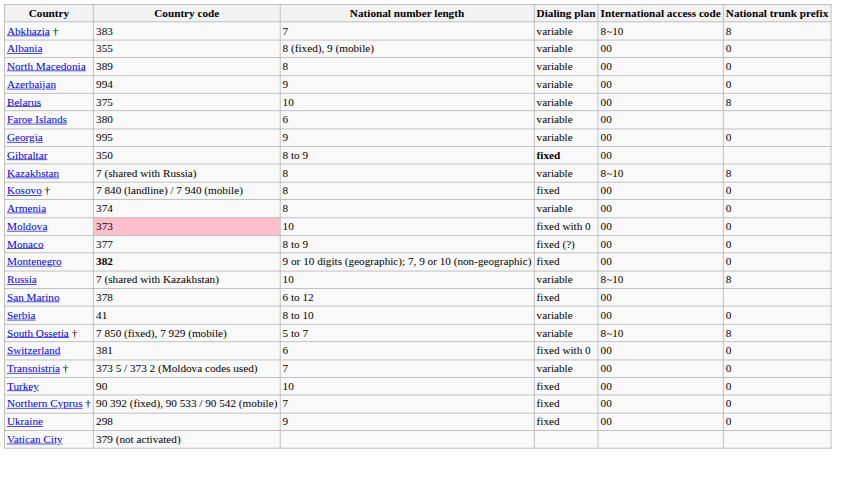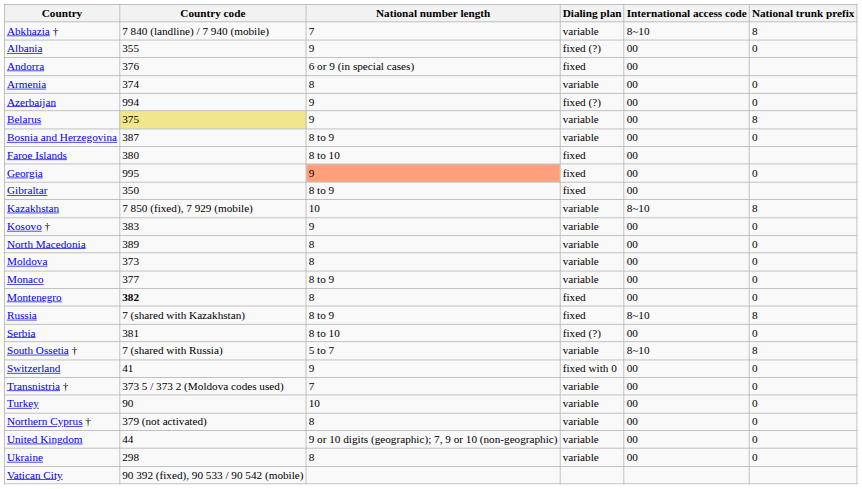(104, 31) 383 -> (196, 31) 7 840 (landline) / 7 940 (mobile)
(328, 48) 8 (fixed), 9 (mobile) -> (312, 48) 9
(555, 48) variable -> (582, 48) fixed (?)
+ row: (26, 66)
rows swapped: (27, 208) <-> (46, 66)
(555, 84) variable -> (582, 102) fixed (?)
(104, 102) no background -> (131, 119) khaki background
(288, 102) 10 -> (312, 119) 9
+ row: (62, 137)
(285, 119) 6 -> (324, 155) 8 to 10
(555, 119) variable -> (574, 155) fixed
(285, 137) no background -> (312, 173) lightsalmon background
(555, 137) variable -> (574, 173) fixed
(548, 155) bold -> (574, 191) normal
(146, 173) 7 (shared with Russia) -> (188, 208) 7 850 (fixed), 7 929 (mobile)
(285, 173) 8 -> (314, 208) 10
(169, 191) 7 840 (landline) / 7 940 (mobile) -> (131, 226) 383
(285, 191) 8 -> (312, 226) 9
(548, 191) fixed -> (581, 226) variable
(104, 226) pink background -> (131, 262) no background
(288, 226) 10 -> (312, 262) 8
(564, 226) fixed with 0 -> (581, 262) variable
(556, 244) fixed (?) -> (581, 279) variable
(407, 262) 9 or 10 digits (geographic); 7, 9 or 10 (non-geographic) -> (312, 297) 8
(288, 279) 10 -> (321, 315) 8 to 9
(555, 279) variable -> (574, 315) fixed
- row: (33, 297)
(102, 315) 41 -> (131, 333) 381
(555, 315) variable -> (582, 333) fixed (?)
(161, 333) 7 850 (fixed), 7 929 (mobile) -> (172, 350) 7 (shared with Russia)
(104, 350) 381 -> (128, 368) 41
(285, 350) 6 -> (312, 368) 9
(548, 386) fixed -> (581, 404) variable
(187, 404) 90 392 (fixed), 90 533 / 90 542 (mobile) -> (164, 421) 379 (not activated)
(285, 404) 7 -> (312, 421) 8
(548, 404) fixed -> (581, 421) variable
+ row: (45, 439)
(285, 421) 9 -> (312, 457) 8
(548, 421) fixed -> (581, 457) variable
(138, 439) 379 (not activated) -> (213, 475) 90 392 (fixed), 90 533 / 90 542 (mobile)
